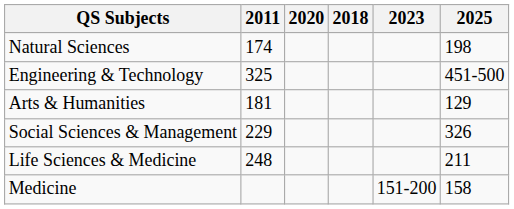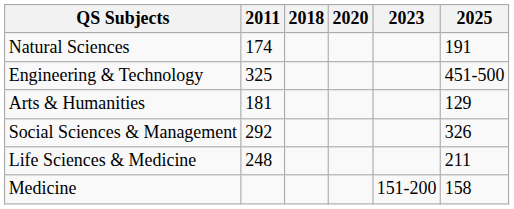columns swapped: (350, 18) <-> (306, 18)
(458, 47) 198 -> (458, 47) 191
(259, 132) 229 -> (259, 132) 292
